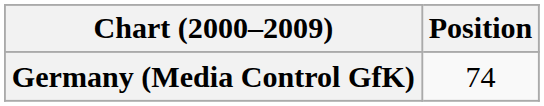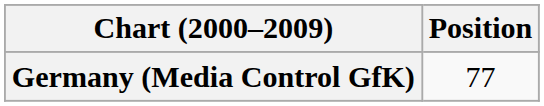(481, 76) 74 -> (481, 76) 77
